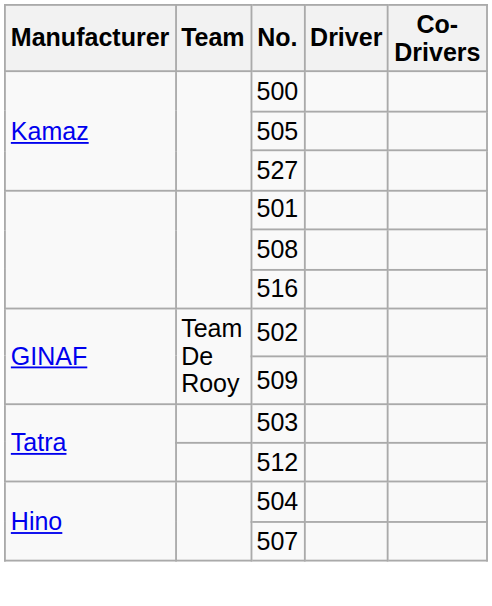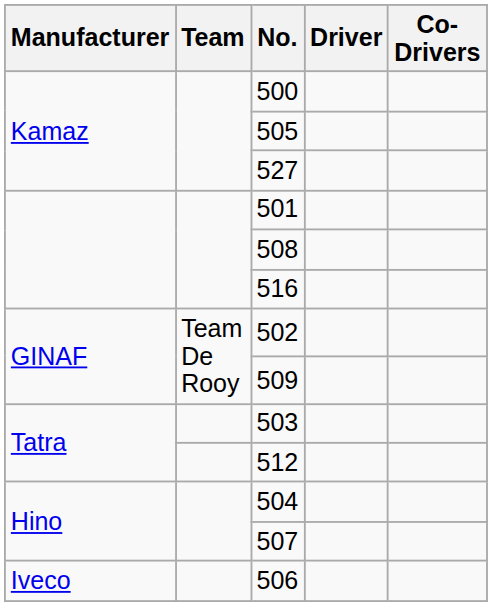+ row: (277, 580)
